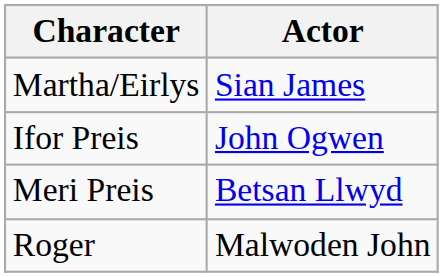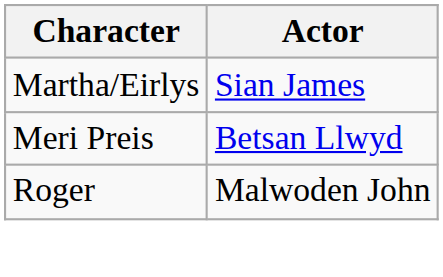- row: (76, 137)
